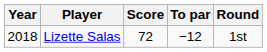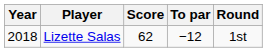(145, 36) 72 -> (145, 36) 62
